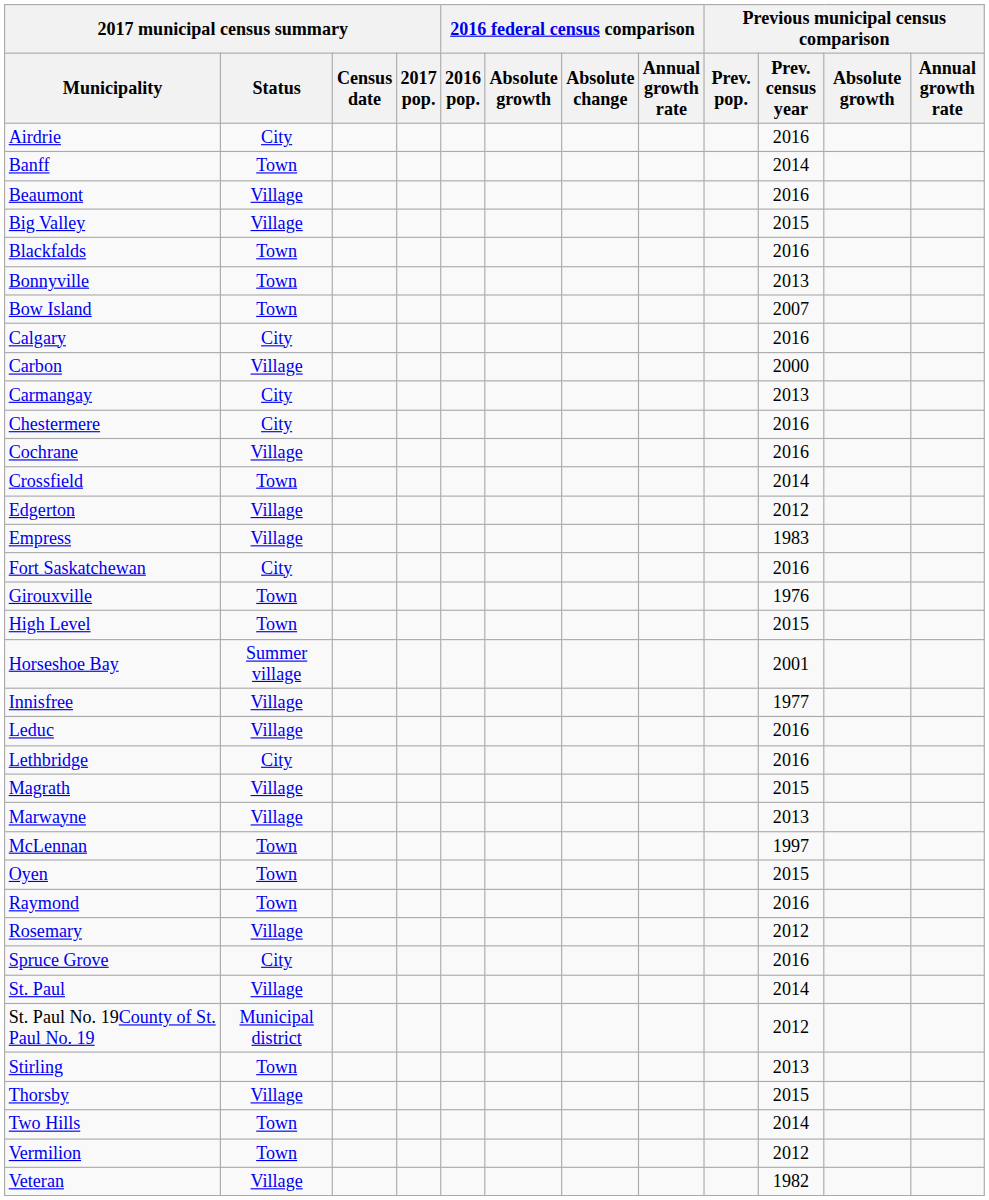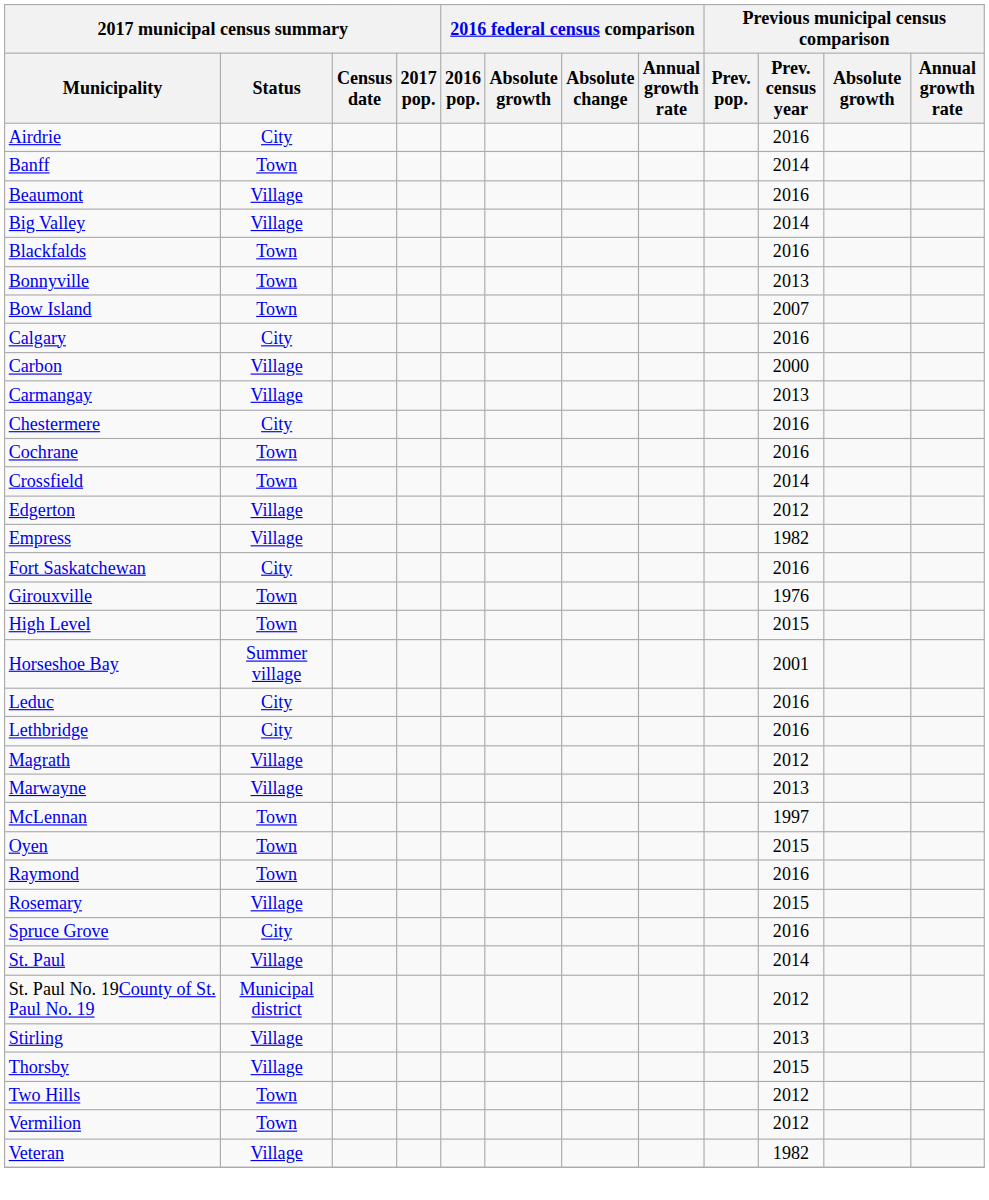(791, 223) 2015 -> (791, 223) 2014
(277, 395) City -> (277, 395) Village
(277, 452) Village -> (277, 452) Town
(791, 538) 1983 -> (791, 538) 1982
- row: (41, 702)
(277, 731) Village -> (277, 702) City
(791, 788) 2015 -> (791, 759) 2012
(791, 931) 2012 -> (791, 903) 2015
(277, 1066) Town -> (277, 1038) Village
(791, 1124) 2014 -> (791, 1095) 2012
